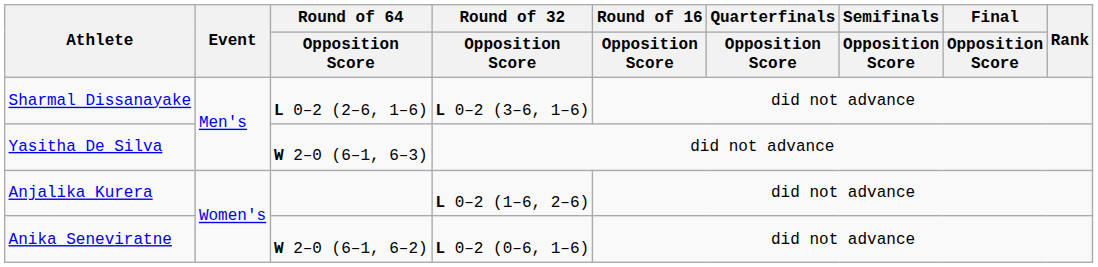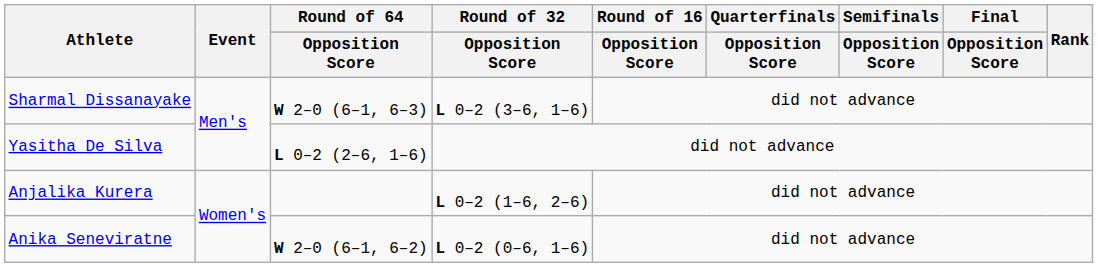(351, 110) L 0–2 (2–6, 1–6) -> (351, 110) W 2–0 (6–1, 6–3)
(351, 156) W 2–0 (6–1, 6–3) -> (351, 156) L 0–2 (2–6, 1–6)
